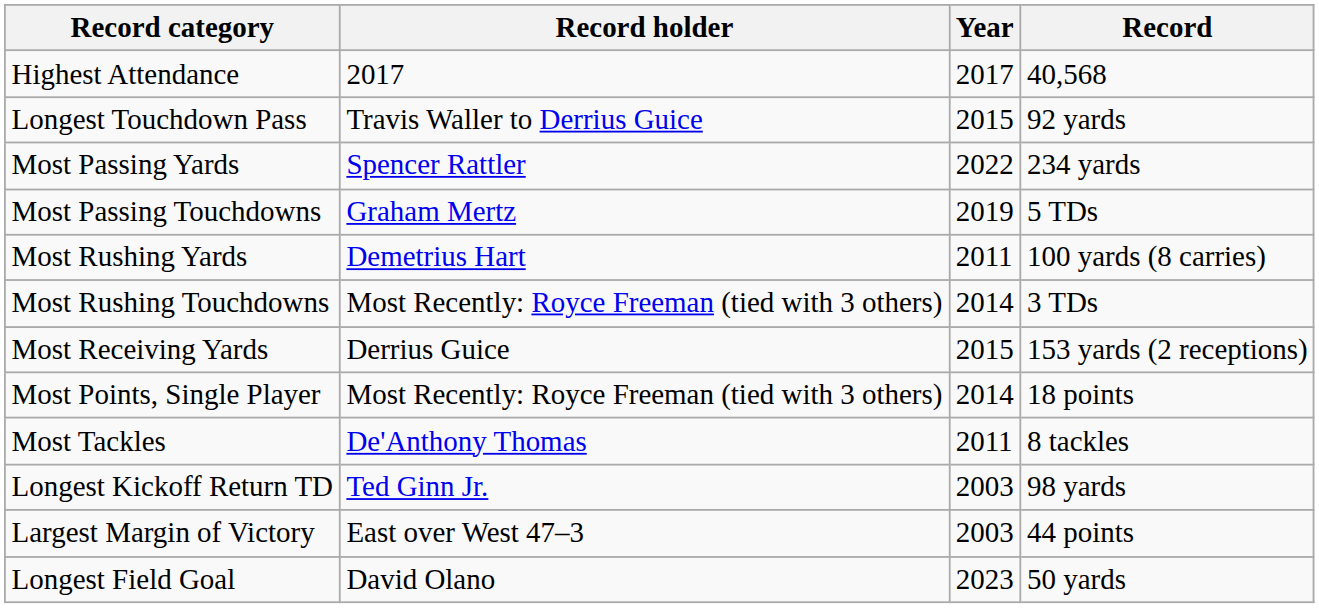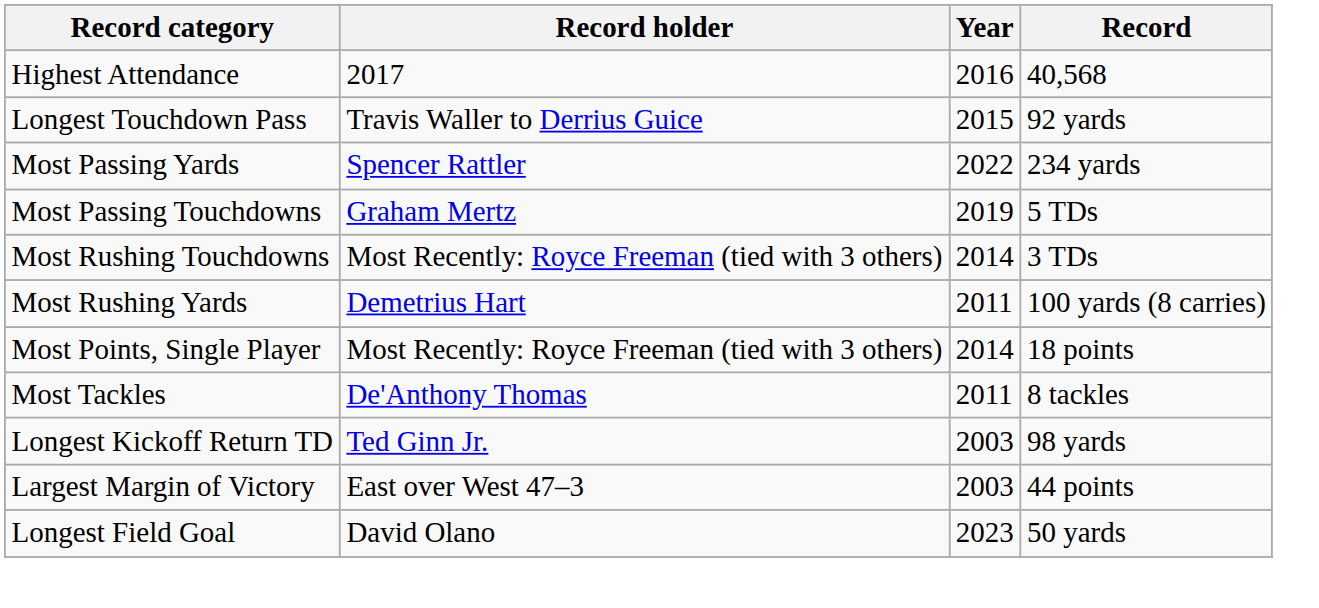(985, 73) 2017 -> (985, 73) 2016
rows swapped: (129, 257) <-> (170, 303)
- row: (140, 348)
